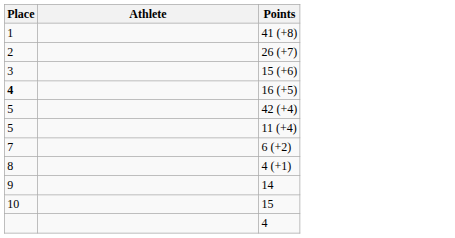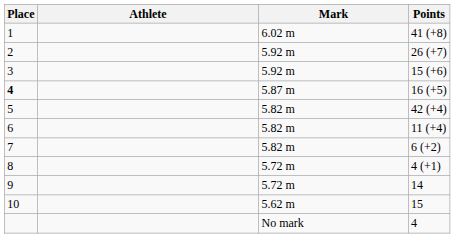+ column: (334, 14)
(10, 128) 5 -> (10, 128) 6
